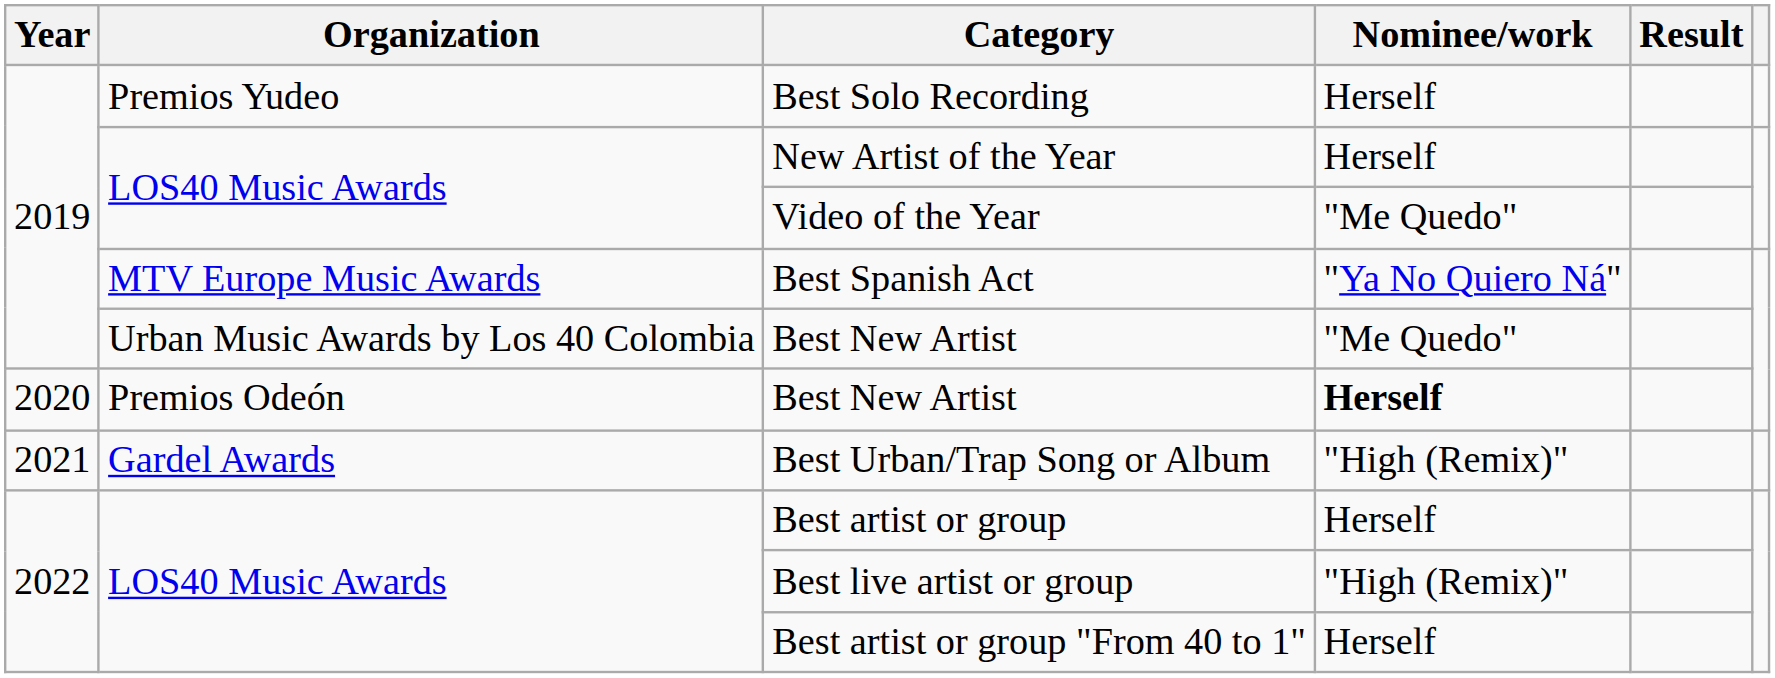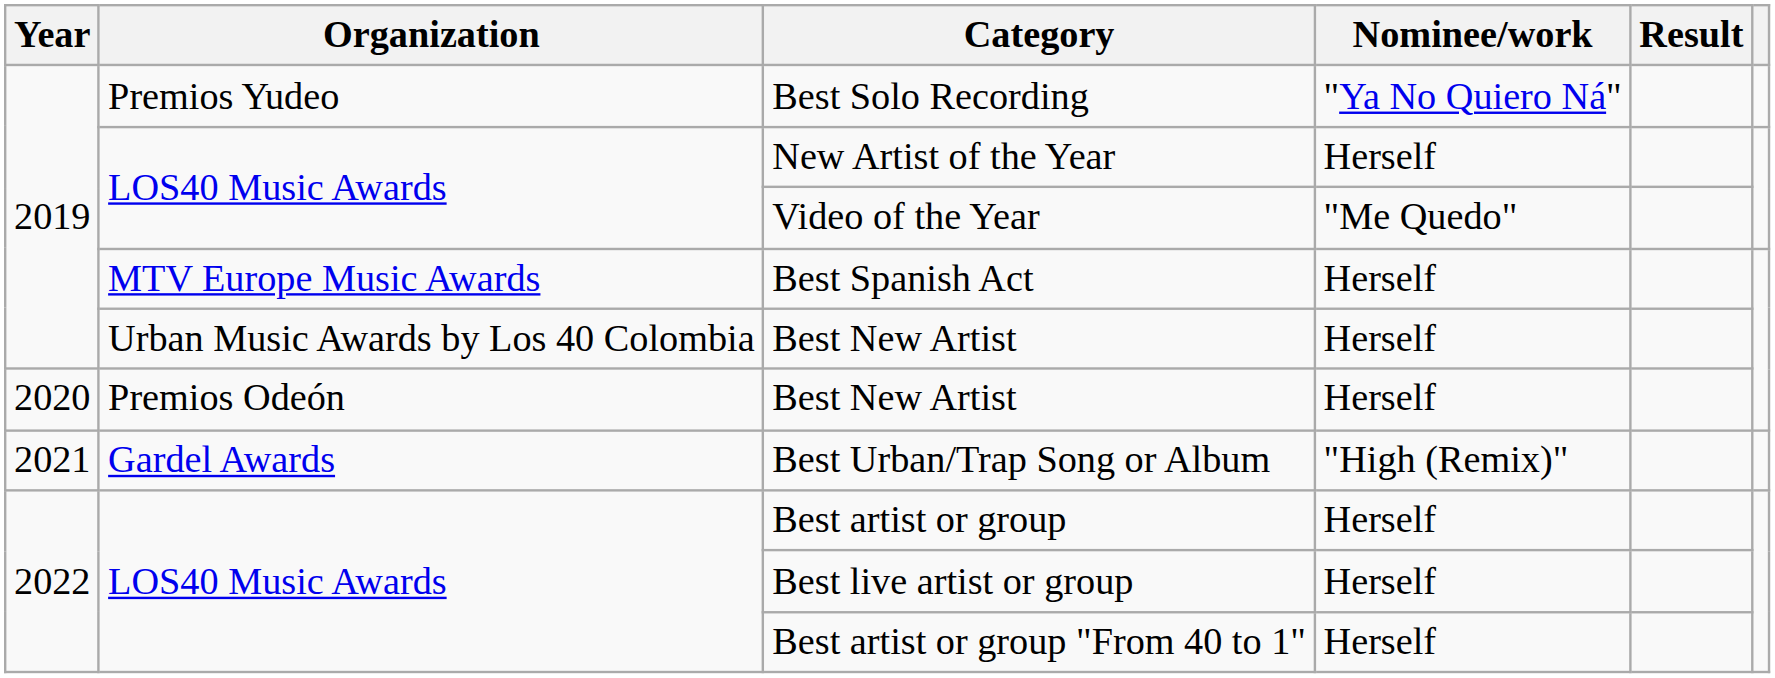(1380, 95) Herself -> (1473, 95) "Ya No Quiero Ná"
(1473, 277) "Ya No Quiero Ná" -> (1380, 277) Herself
(1420, 338) "Me Quedo" -> (1380, 338) Herself
(1383, 398) bold -> (1380, 398) normal
(1446, 580) "High (Remix)" -> (1380, 580) Herself
